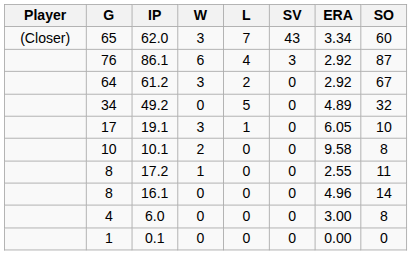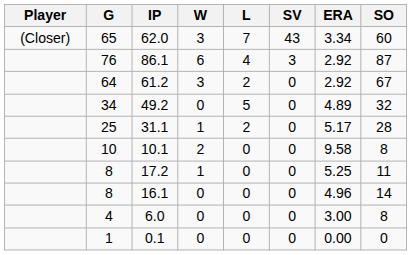+ row: (155, 127)
- row: (155, 127)
(338, 171) 2.55 -> (338, 171) 5.25
